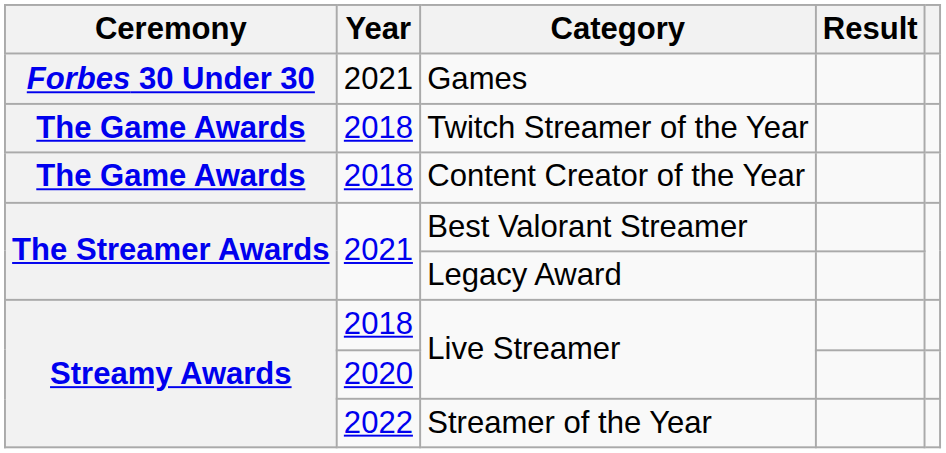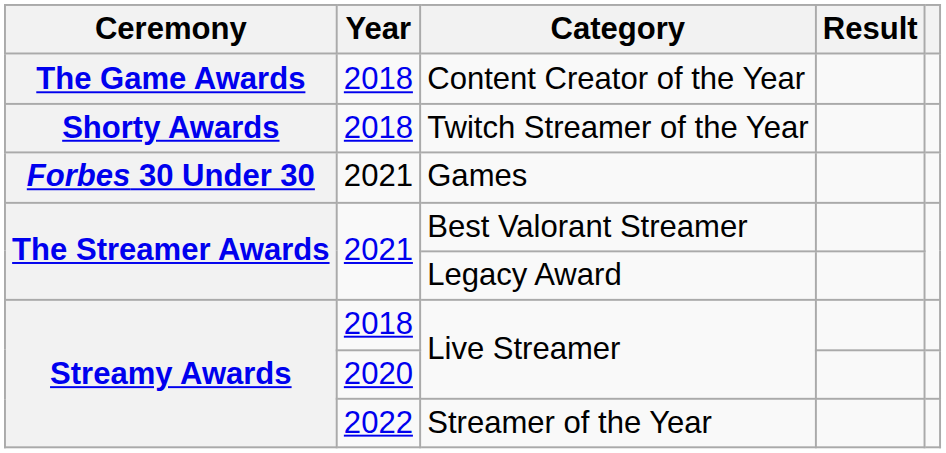rows swapped: (378, 176) <-> (378, 78)
(171, 127) The Game Awards -> (171, 127) Shorty Awards
